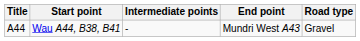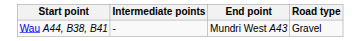- column: (17, 12)
